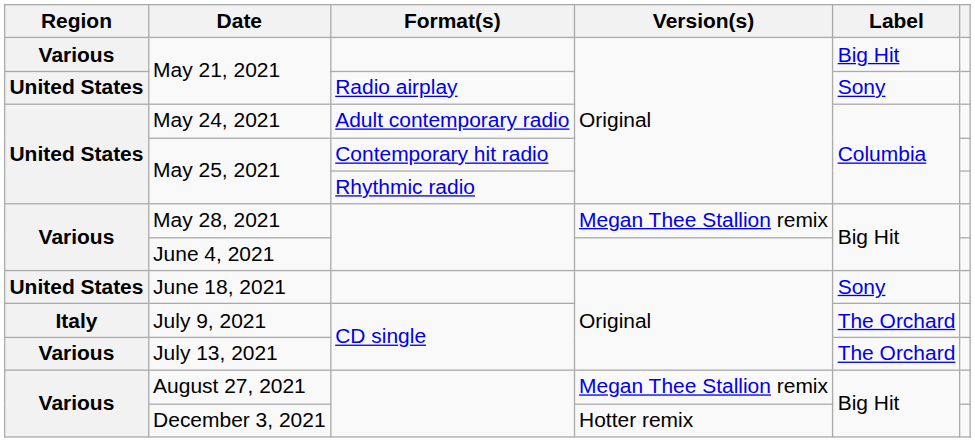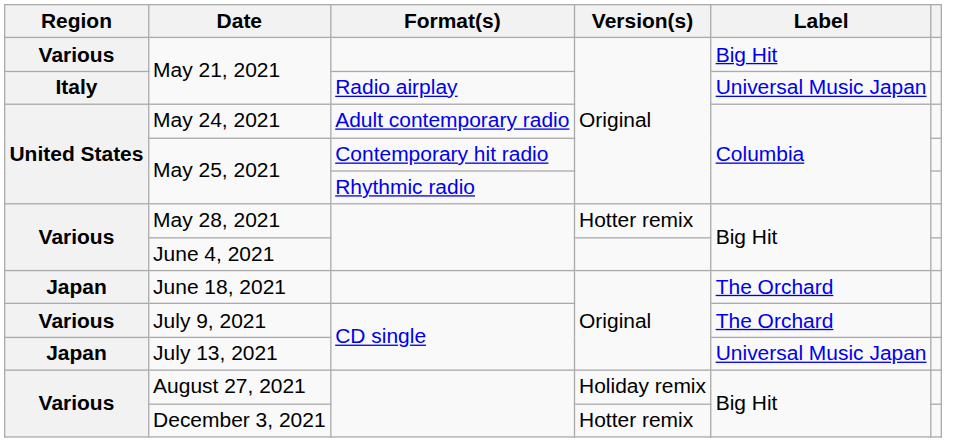(76, 87) United States -> (76, 87) Italy
(862, 87) Sony -> (821, 87) Universal Music Japan
(704, 220) Megan Thee Stallion remix -> (636, 220) Hotter remix
(76, 287) United States -> (76, 287) Japan
(862, 287) Sony -> (775, 287) The Orchard
(76, 320) Italy -> (76, 320) Various
(76, 353) Various -> (76, 353) Japan
(896, 353) The Orchard -> (821, 353) Universal Music Japan
(704, 386) Megan Thee Stallion remix -> (643, 386) Holiday remix
